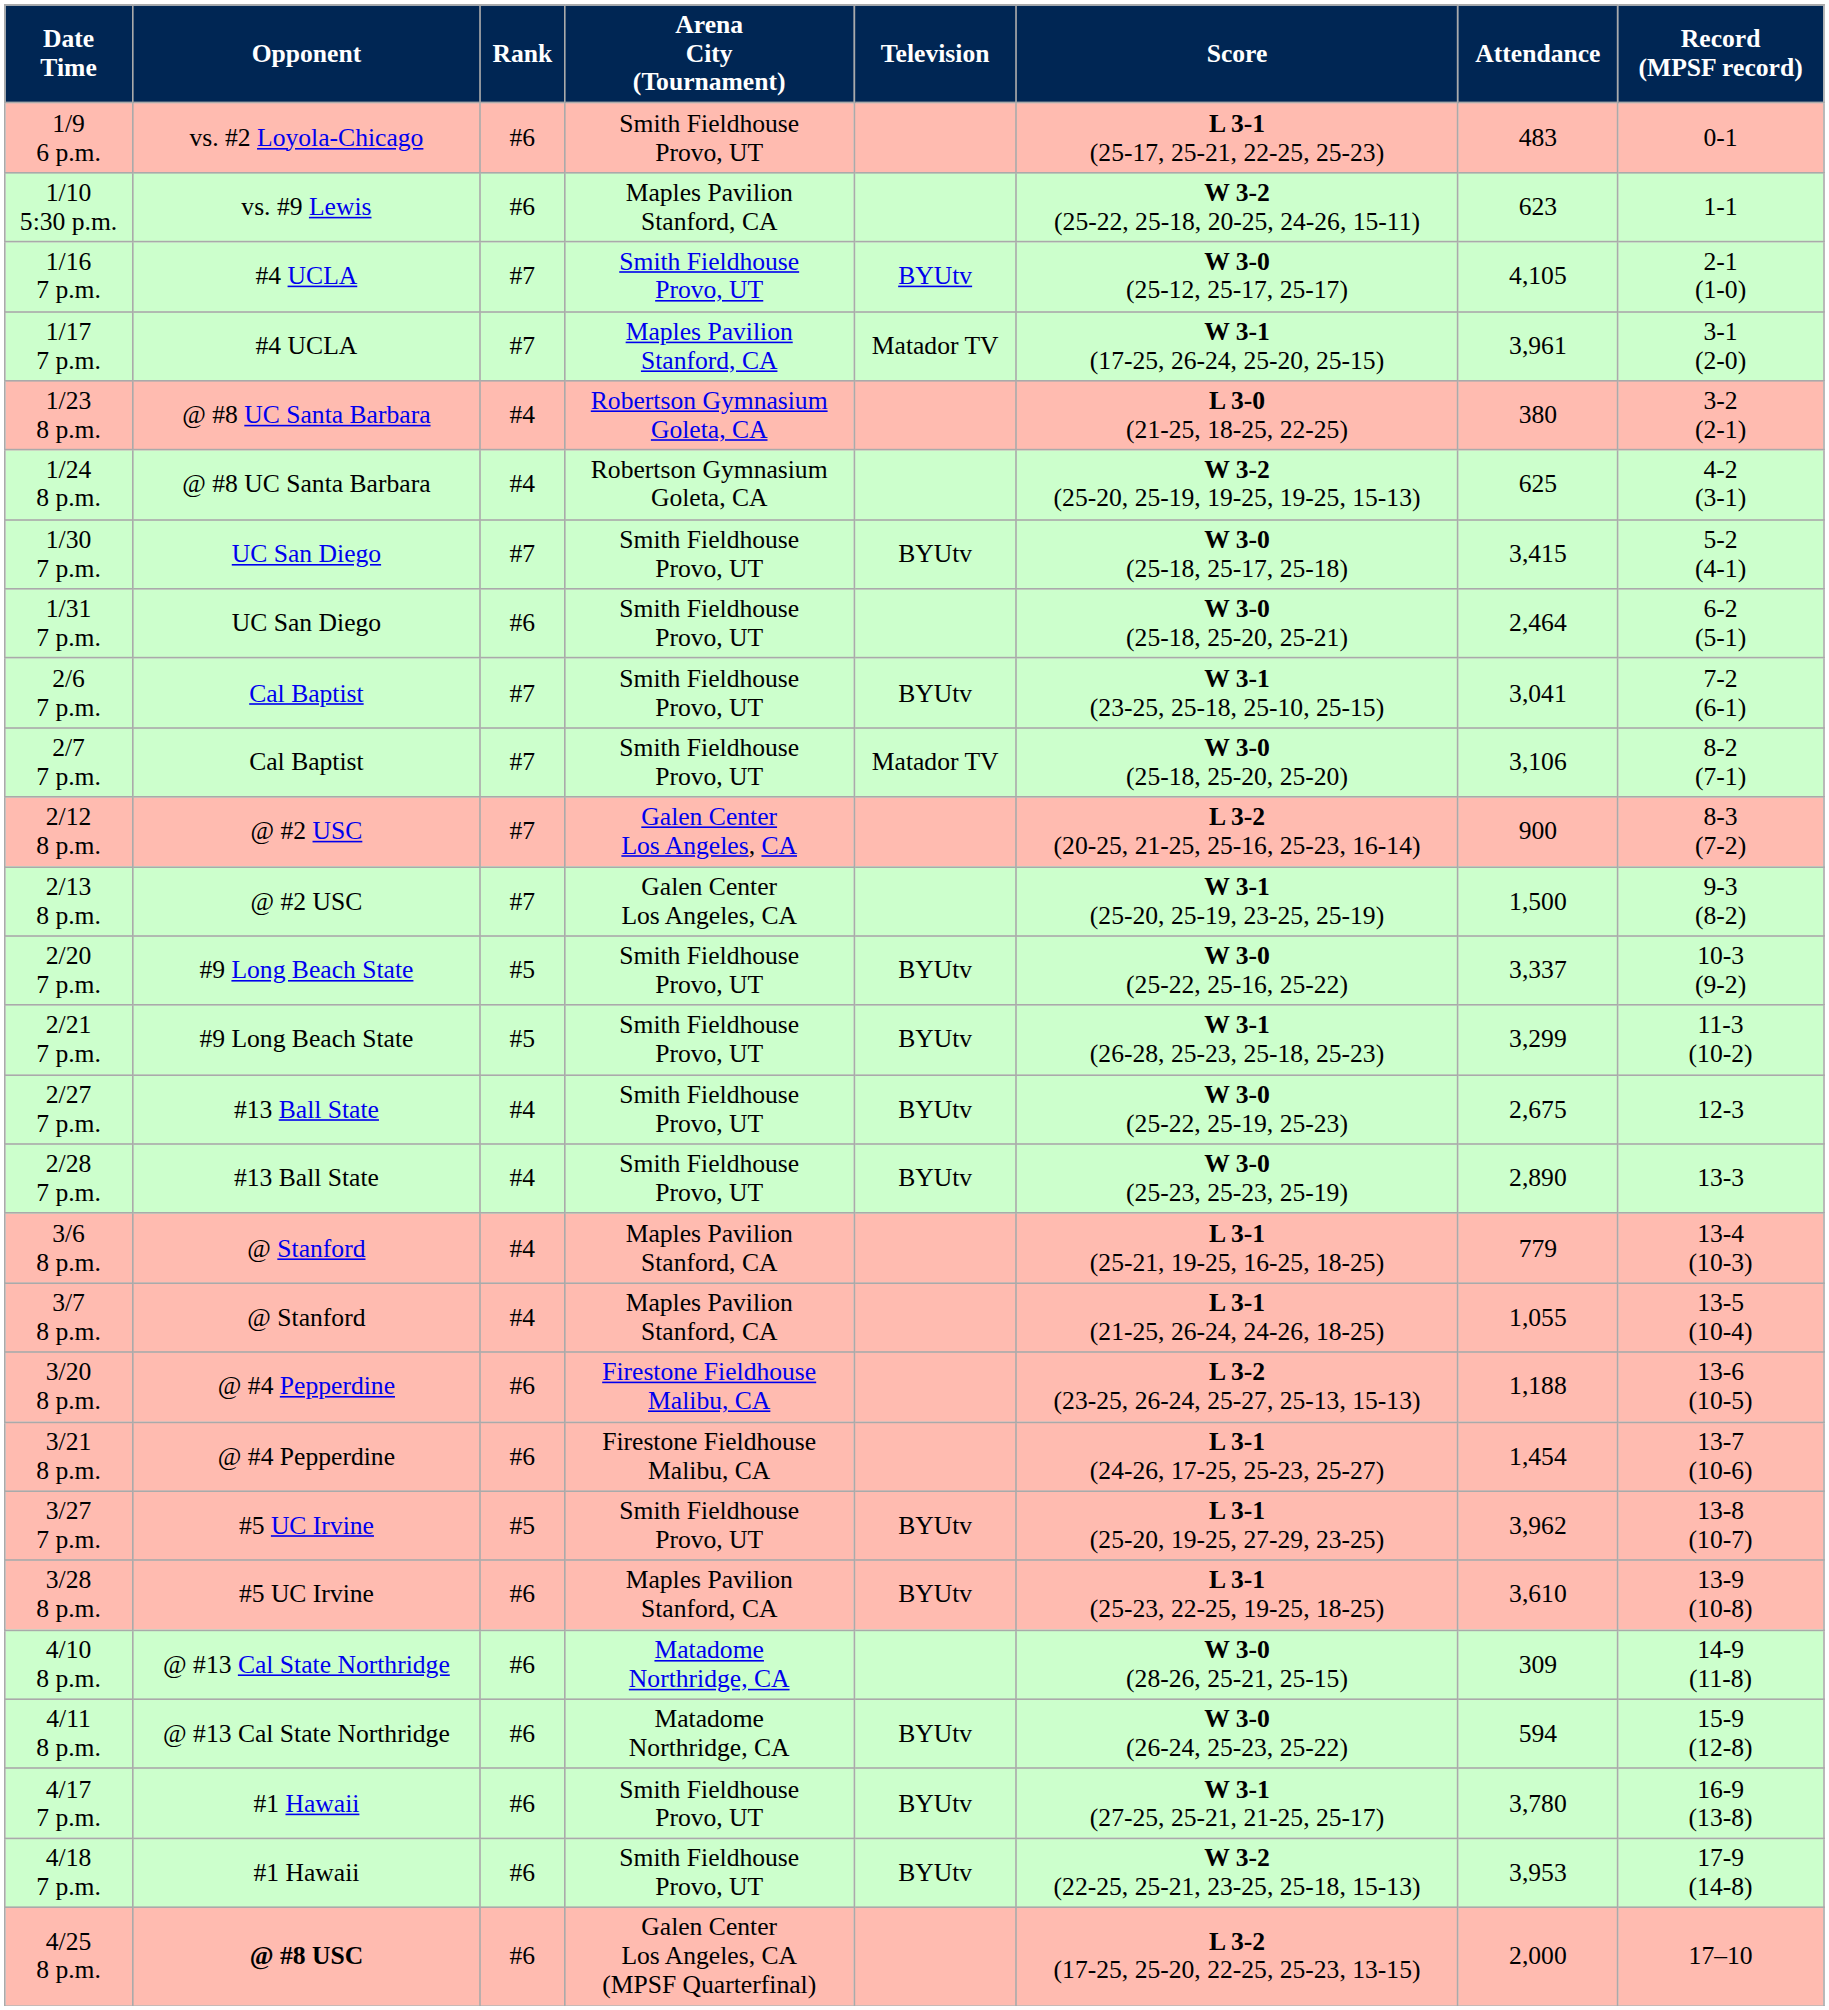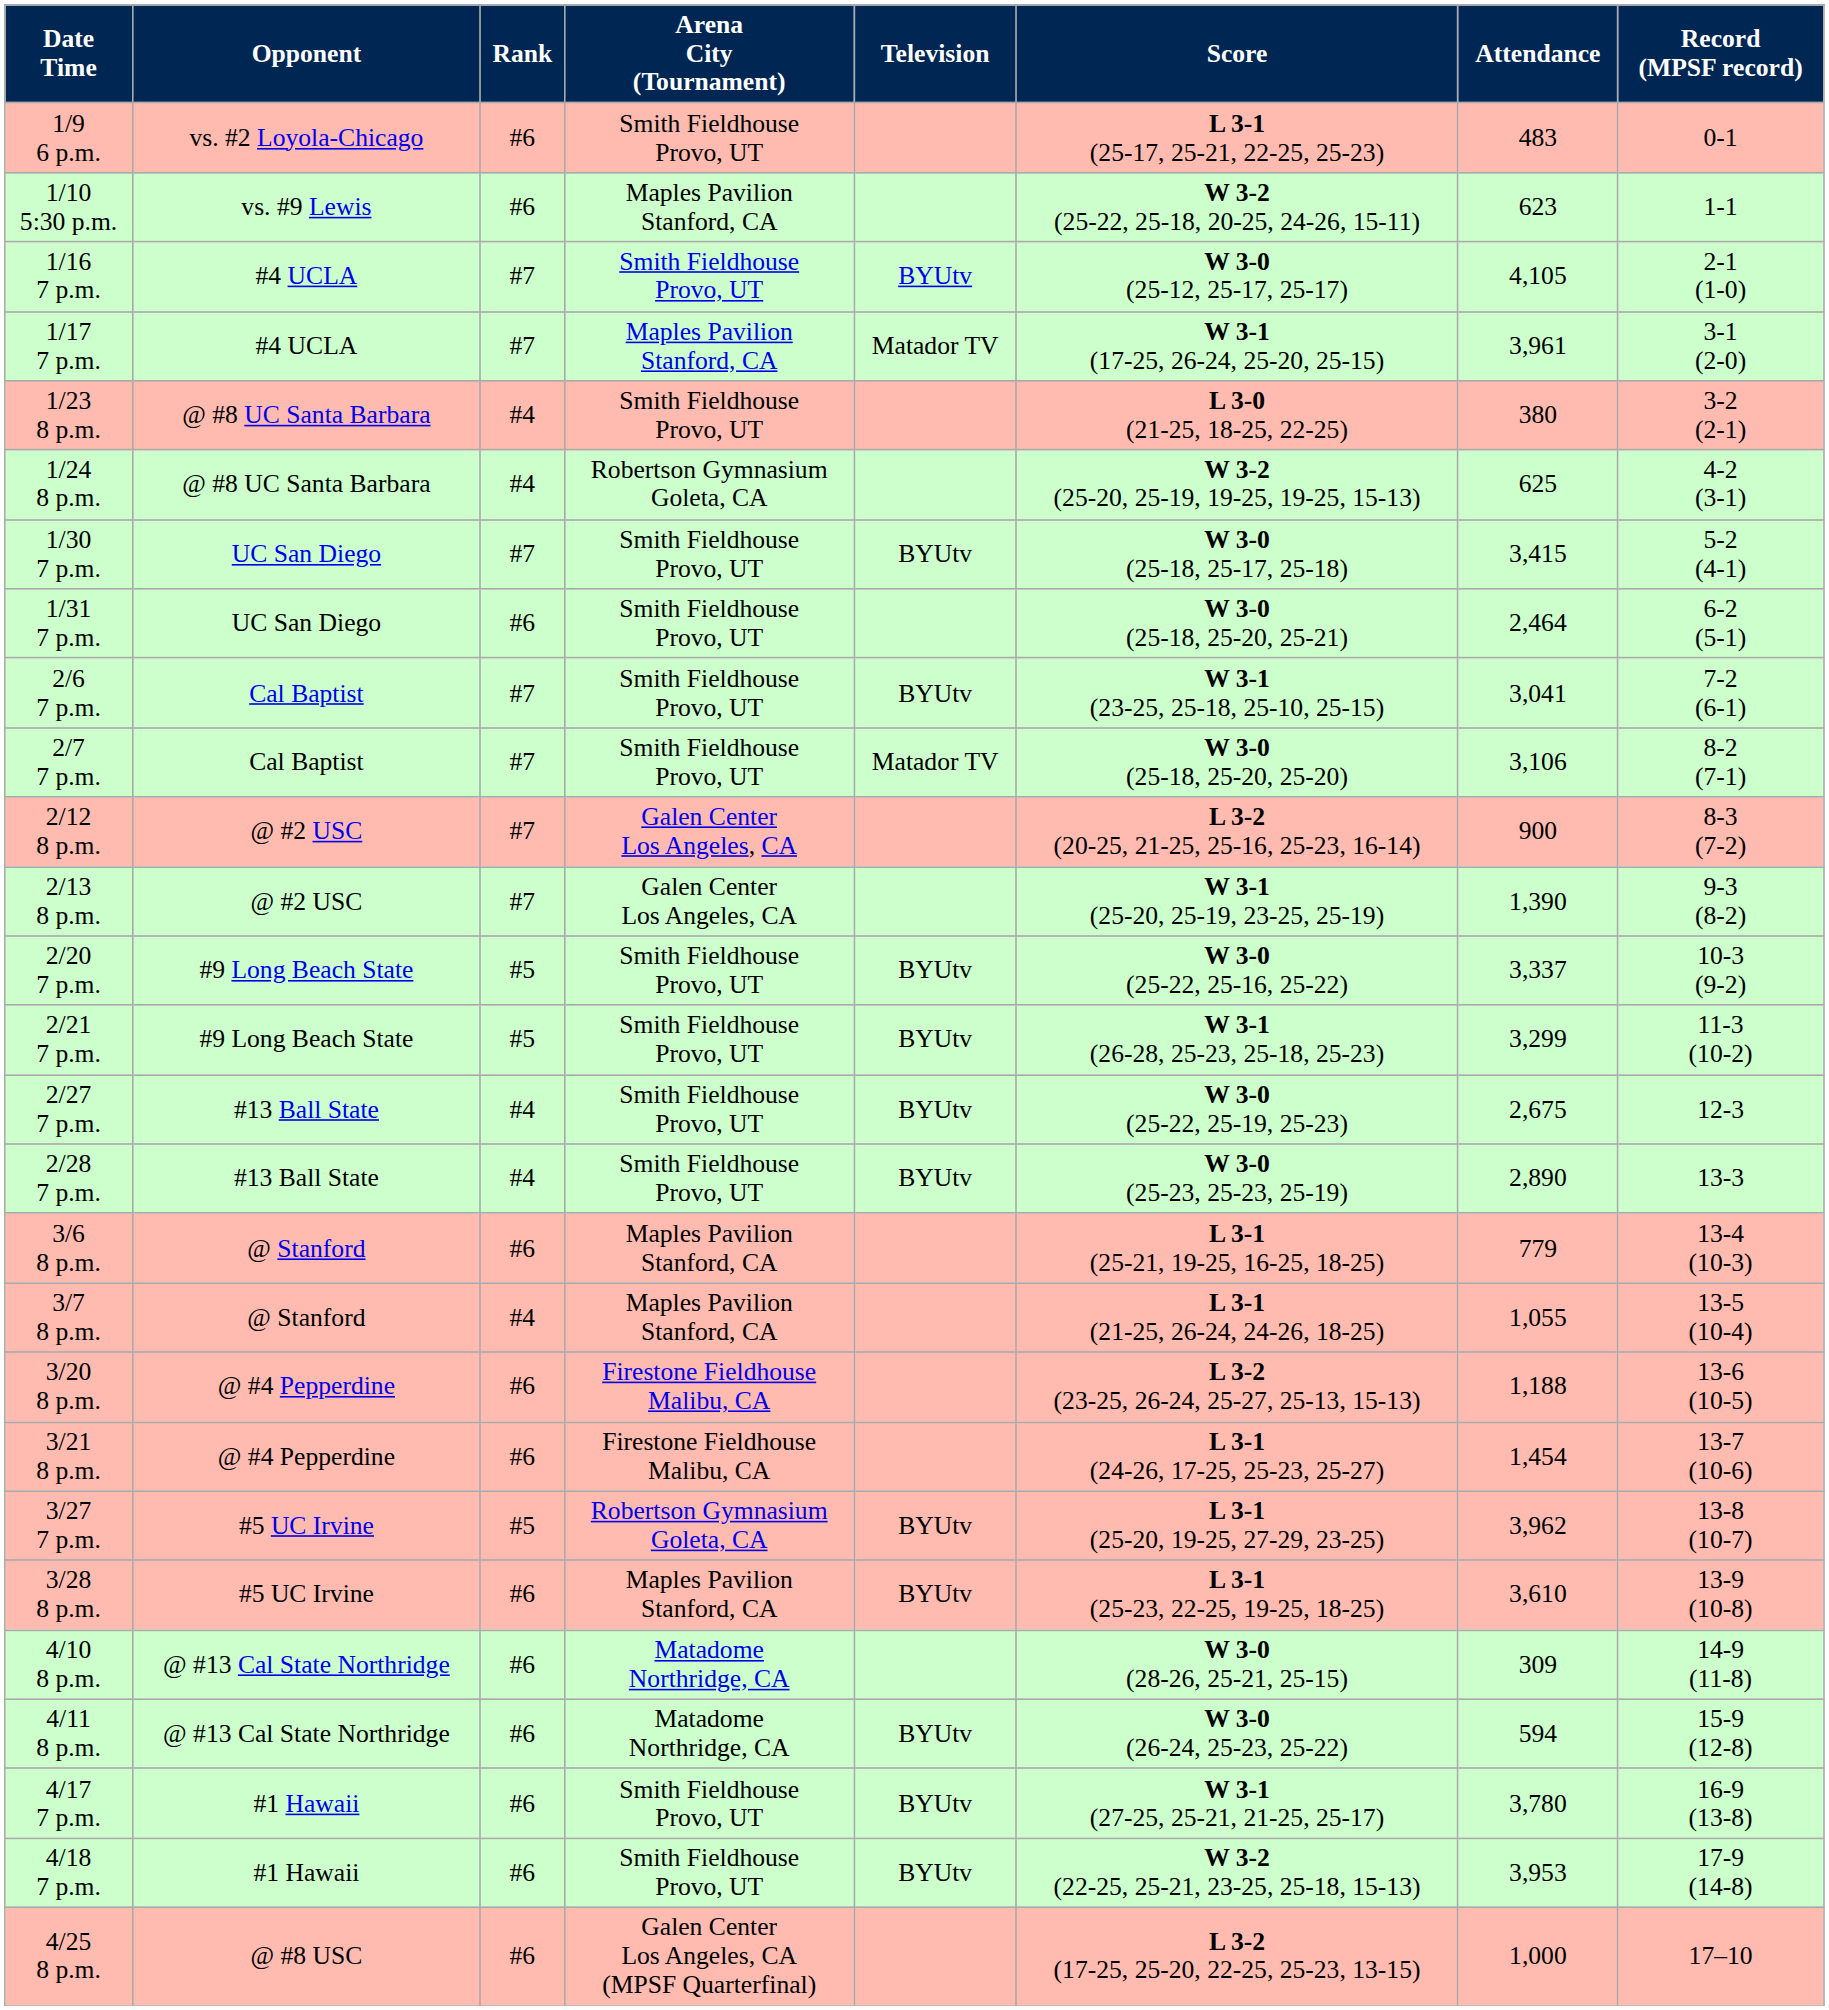(709, 414) Robertson Gymnasium Goleta, CA -> (709, 414) Smith Fieldhouse Provo, UT
(1538, 900) 1,500 -> (1538, 900) 1,390
(522, 1247) #4 -> (522, 1247) #6
(709, 1525) Smith Fieldhouse Provo, UT -> (709, 1525) Robertson Gymnasium Goleta, CA
(306, 1956) bold -> (306, 1956) normal
(1538, 1956) 2,000 -> (1538, 1956) 1,000
